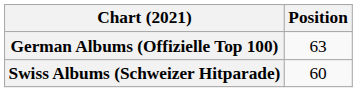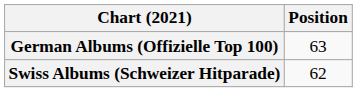(318, 73) 60 -> (318, 73) 62
